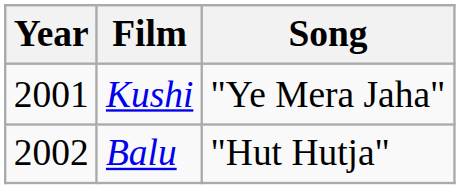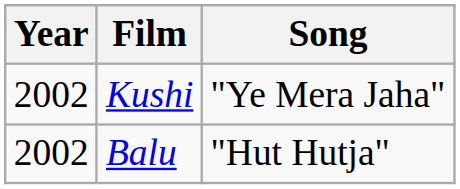(51, 93) 2001 -> (51, 93) 2002
